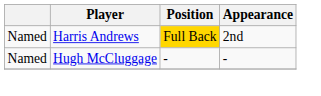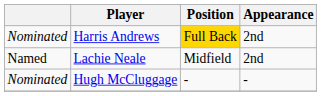(27, 36) Named -> (37, 36) Nominated
+ row: (110, 58)
(27, 58) Named -> (37, 79) Nominated
